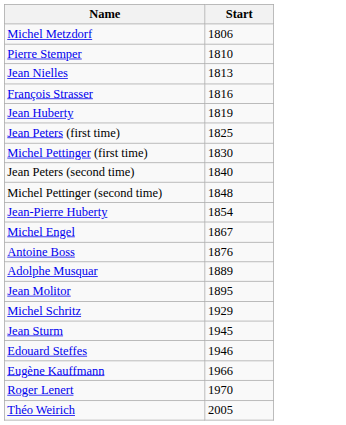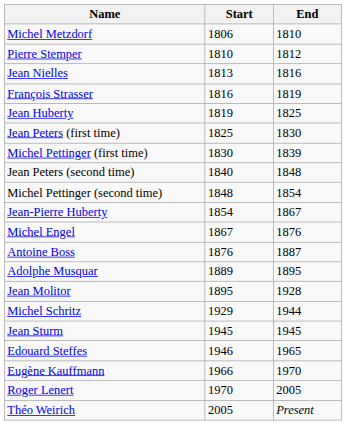+ column: (307, 14)
